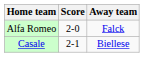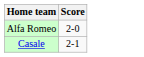- column: (113, 12)
